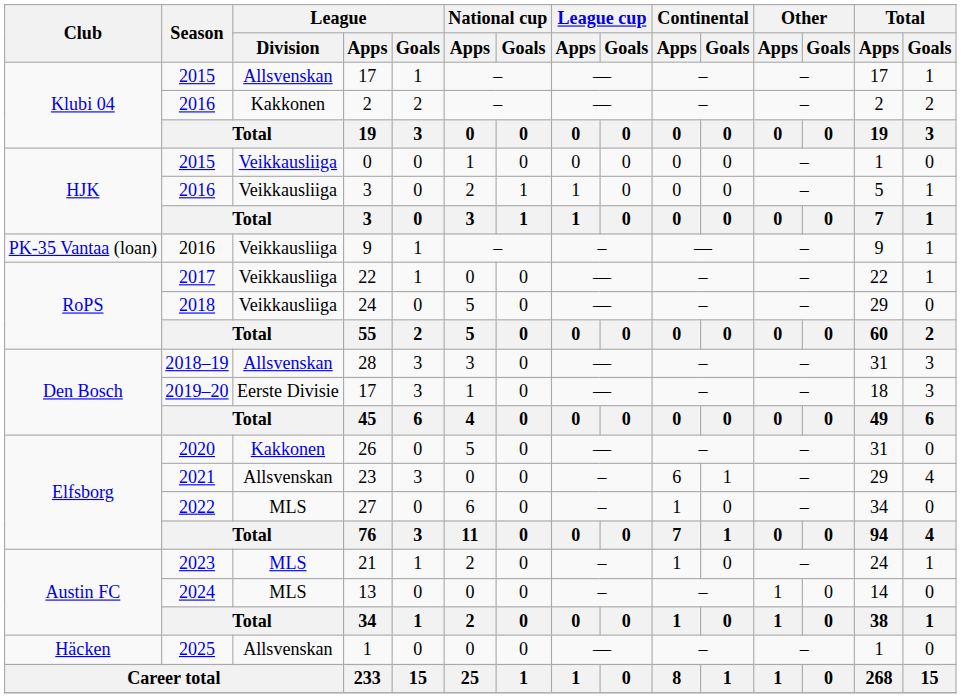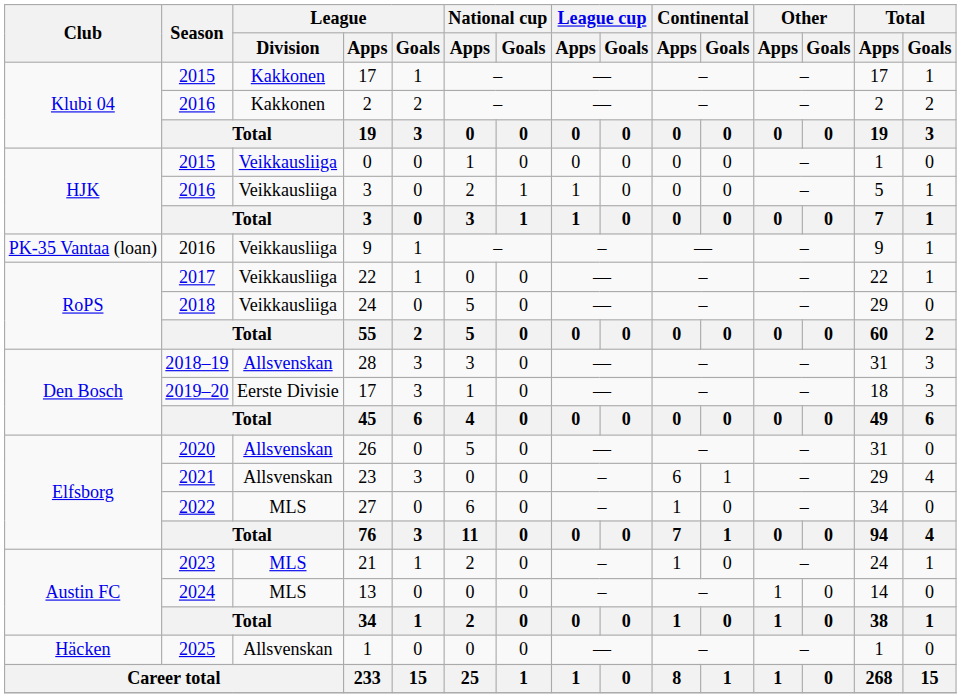(288, 76) Allsvenskan -> (288, 76) Kakkonen
(288, 448) Kakkonen -> (288, 448) Allsvenskan
